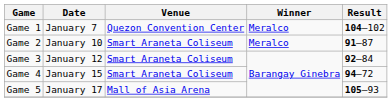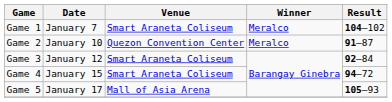(176, 28) Quezon Convention Center -> (170, 28) Smart Araneta Coliseum
(170, 43) Smart Araneta Coliseum -> (176, 43) Quezon Convention Center
